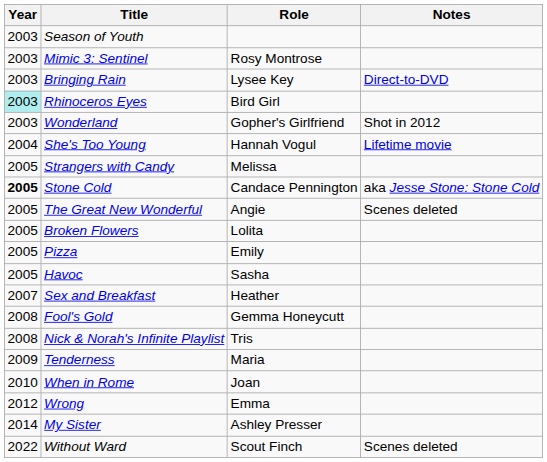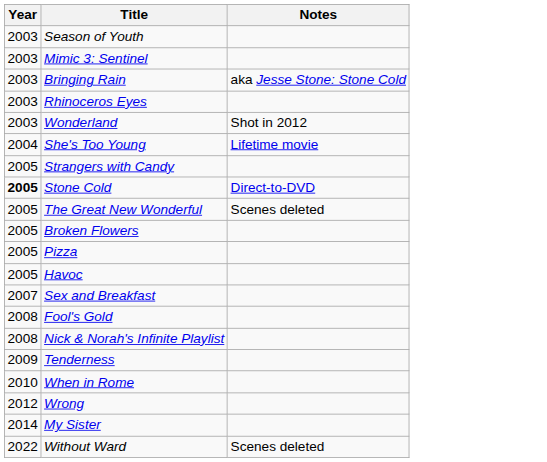- column: (294, 15)
(406, 79) Direct-to-DVD -> (318, 79) aka Jesse Stone: Stone Cold
(23, 101) paleturquoise background -> (23, 101) no background
(452, 187) aka Jesse Stone: Stone Cold -> (273, 187) Direct-to-DVD
